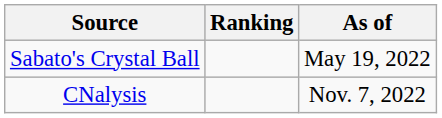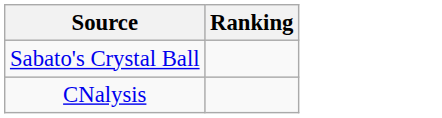- column: (367, 22)
